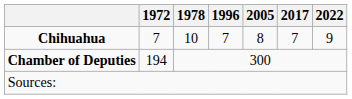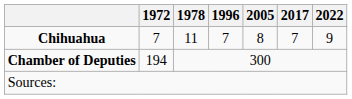(191, 37) 10 -> (191, 37) 11
